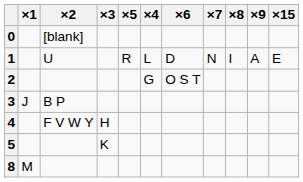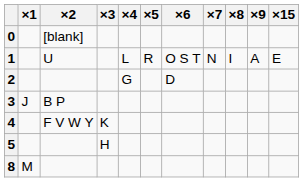columns swapped: (151, 15) <-> (129, 15)
(170, 58) D -> (183, 58) O S T
(183, 79) O S T -> (170, 79) D
(105, 123) H -> (104, 123) K
(104, 144) K -> (105, 144) H
